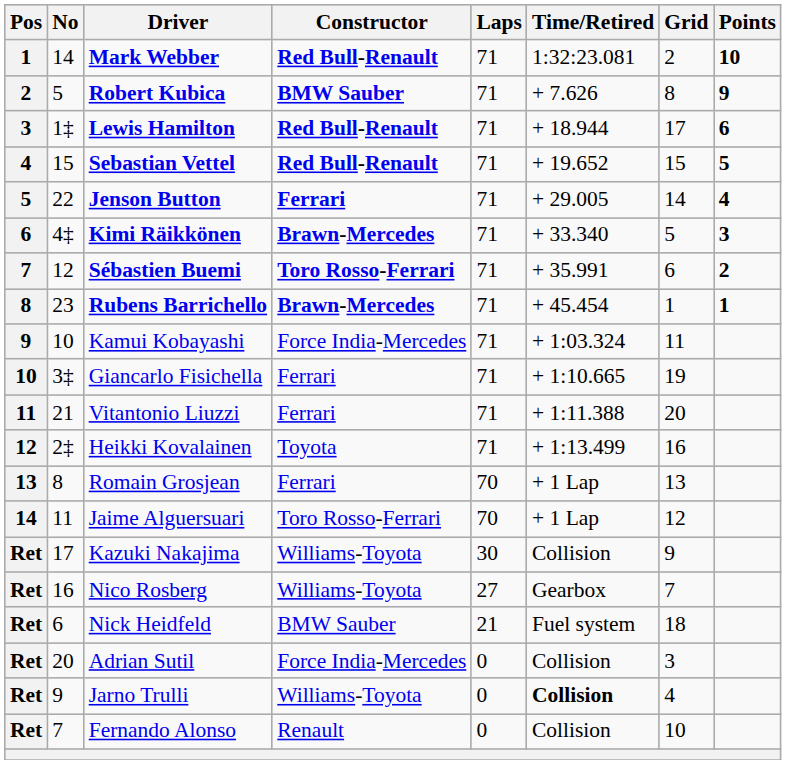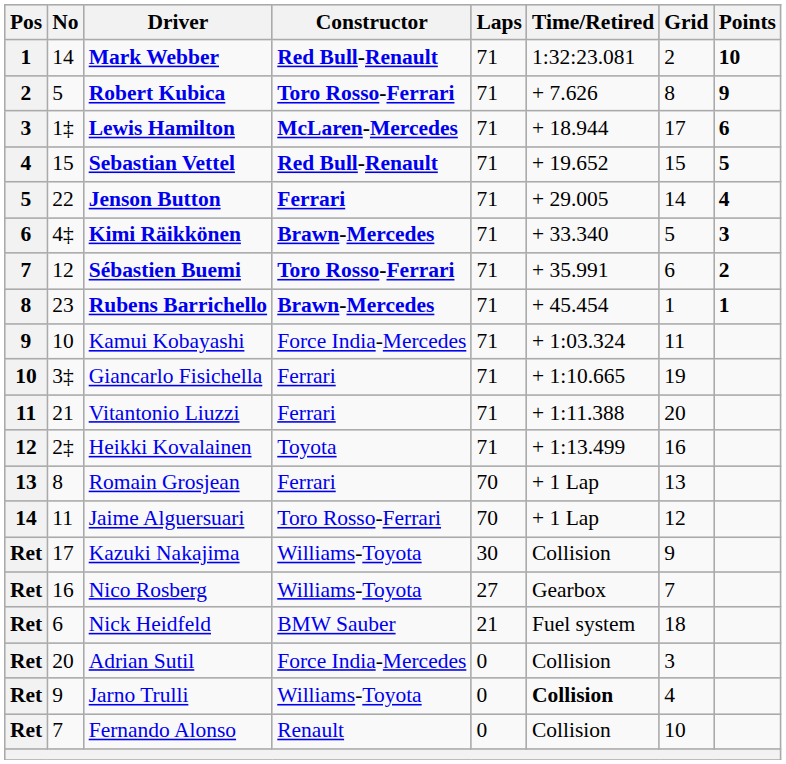(341, 92) BMW Sauber -> (366, 92) Toro Rosso-Ferrari
(358, 128) Red Bull-Renault -> (368, 128) McLaren-Mercedes
